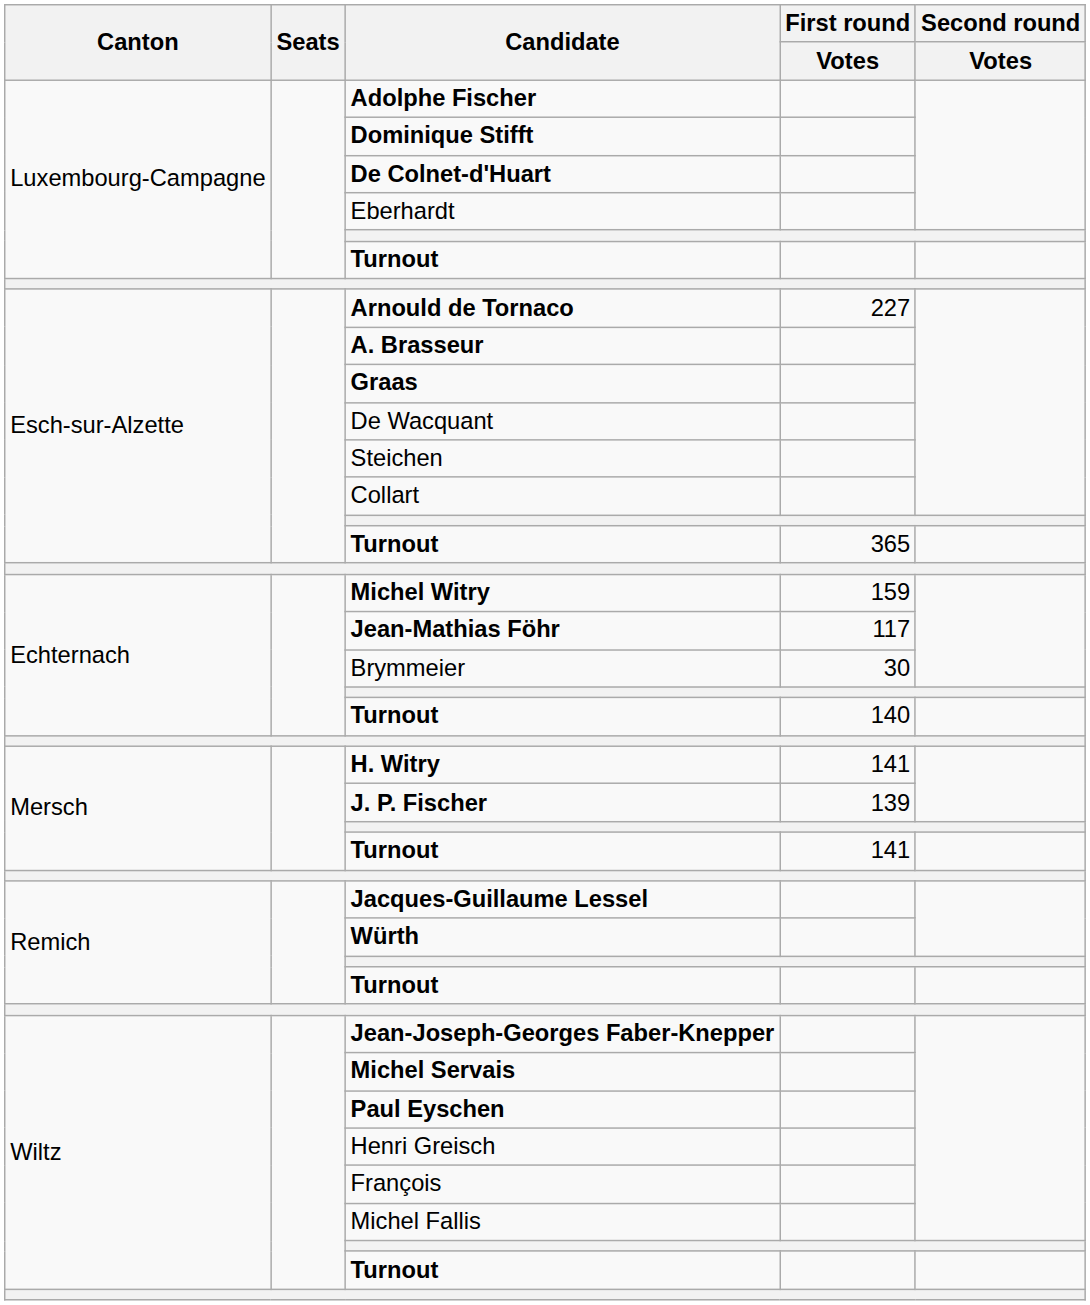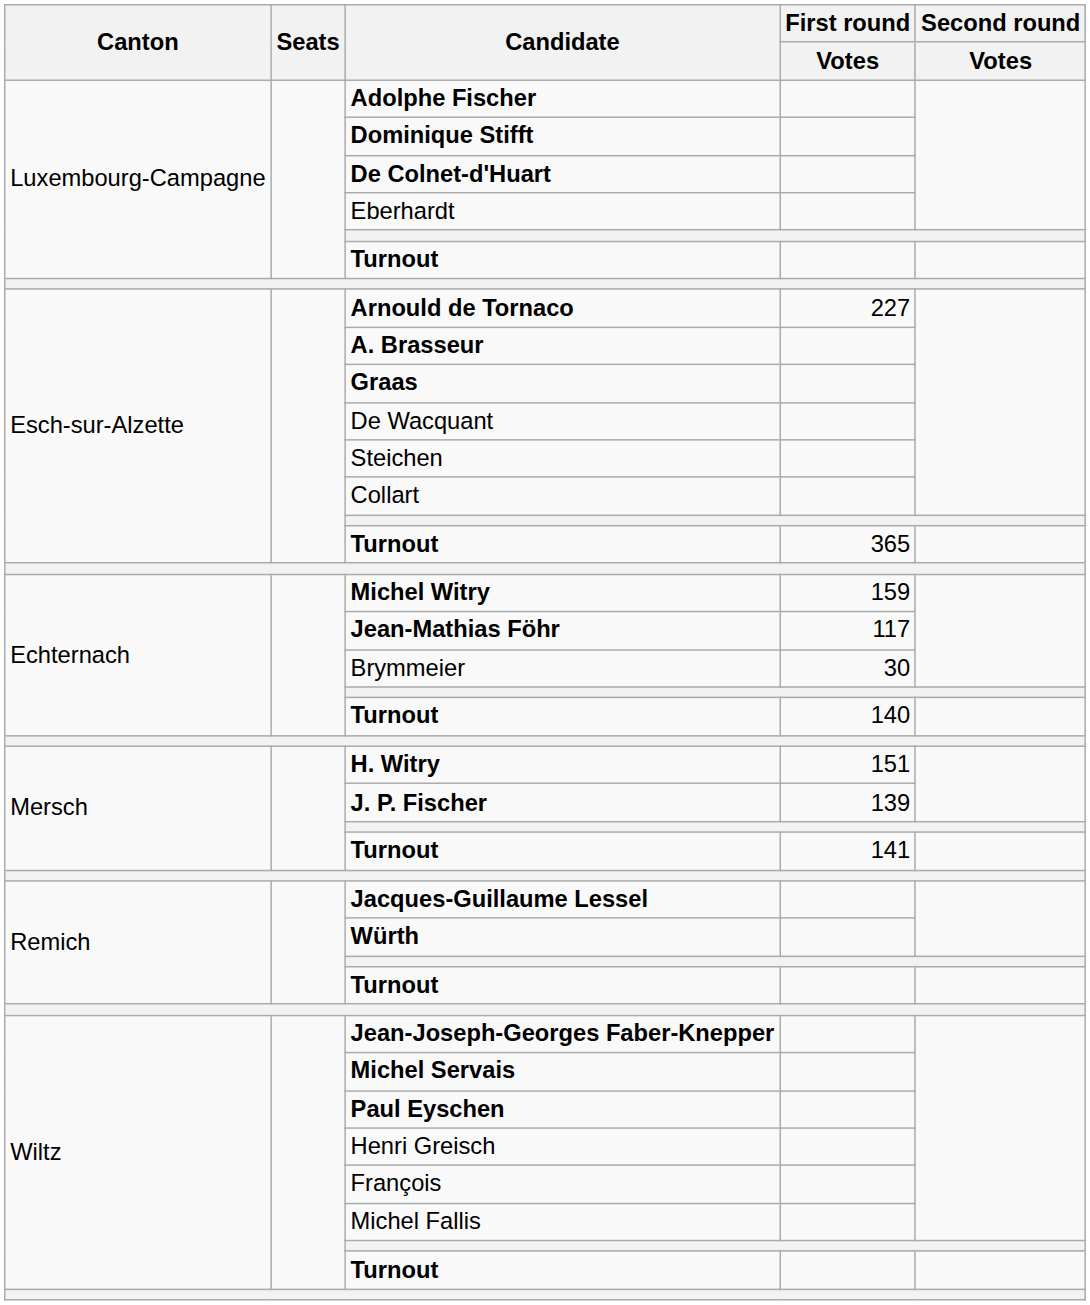(890, 764) 141 -> (890, 764) 151
